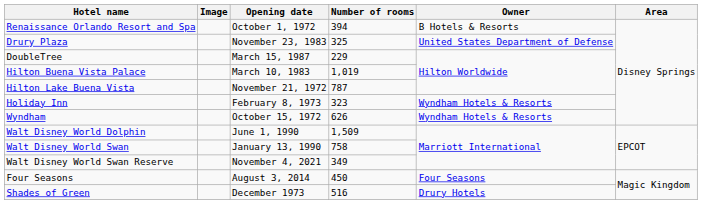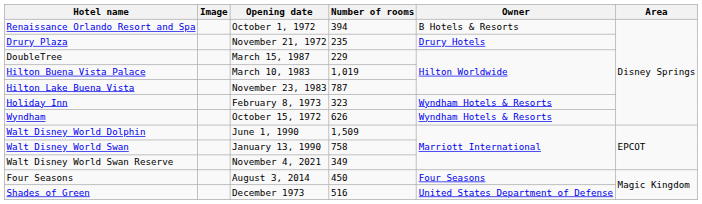(279, 42) November 23, 1983 -> (279, 42) November 21, 1972
(339, 42) 325 -> (339, 42) 235
(516, 42) United States Department of Defense -> (452, 42) Drury Hotels
(279, 87) November 21, 1972 -> (279, 87) November 23, 1983
(452, 192) Drury Hotels -> (516, 192) United States Department of Defense
